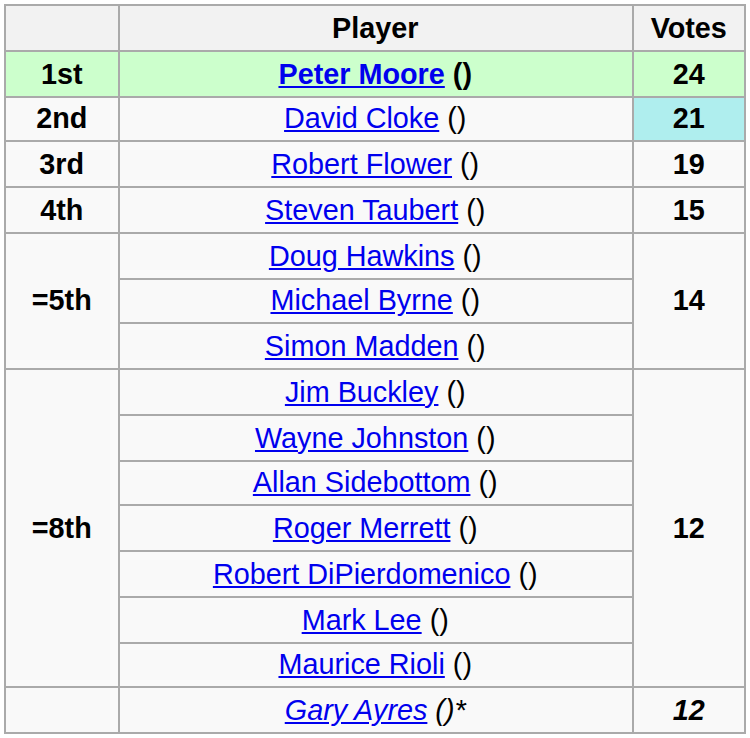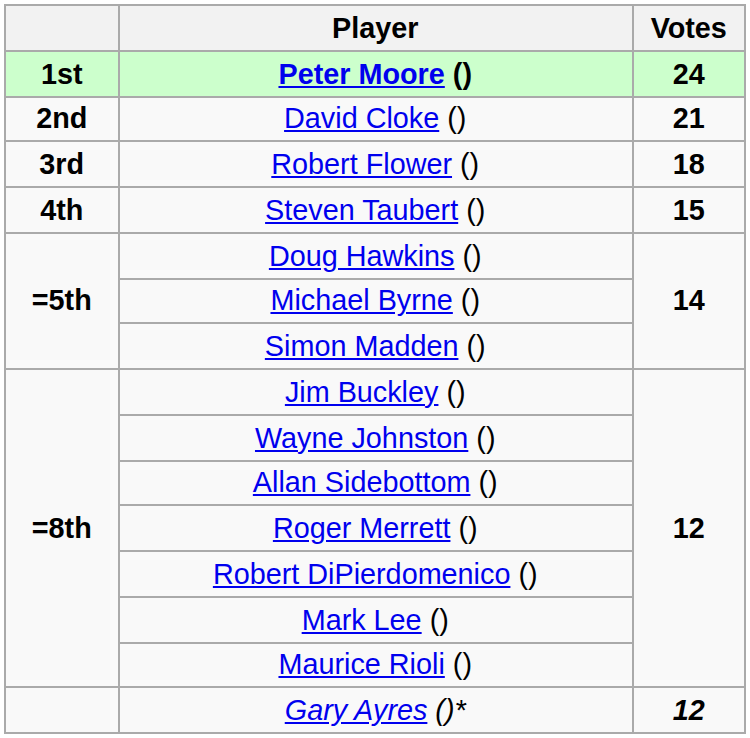(689, 119) paleturquoise background -> (689, 119) no background
(689, 165) 19 -> (689, 165) 18
